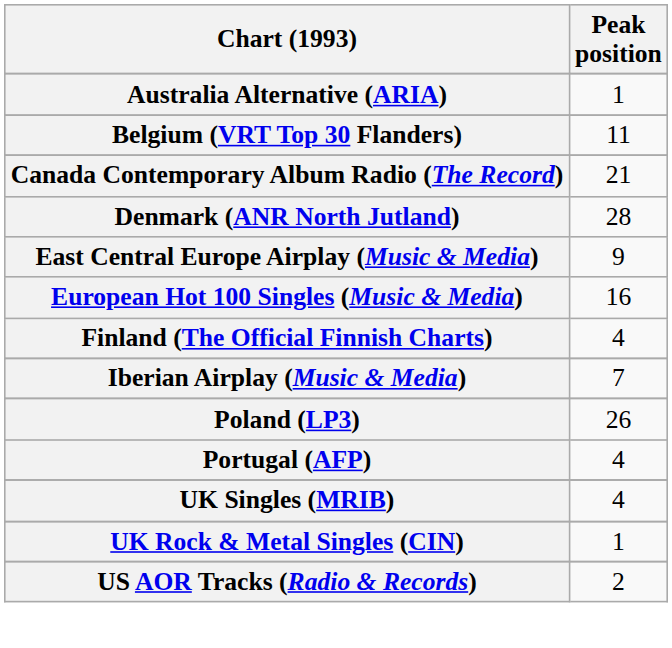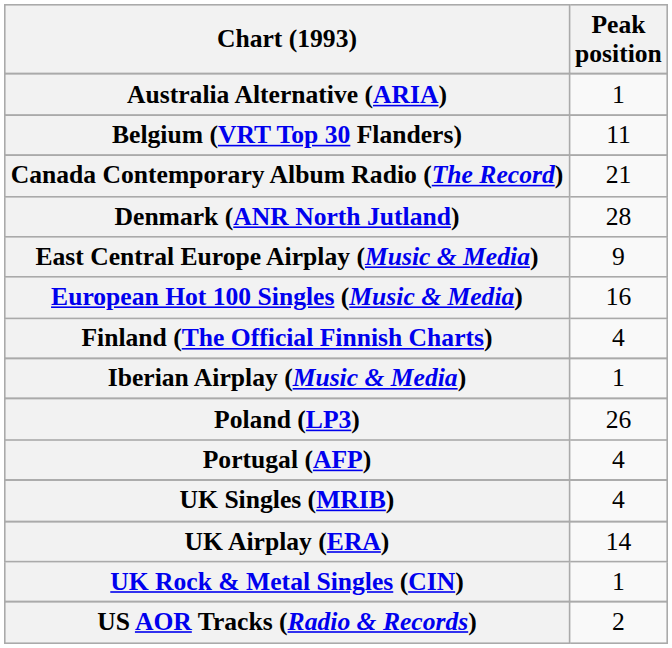(618, 378) 7 -> (618, 378) 1
+ row: (287, 540)
